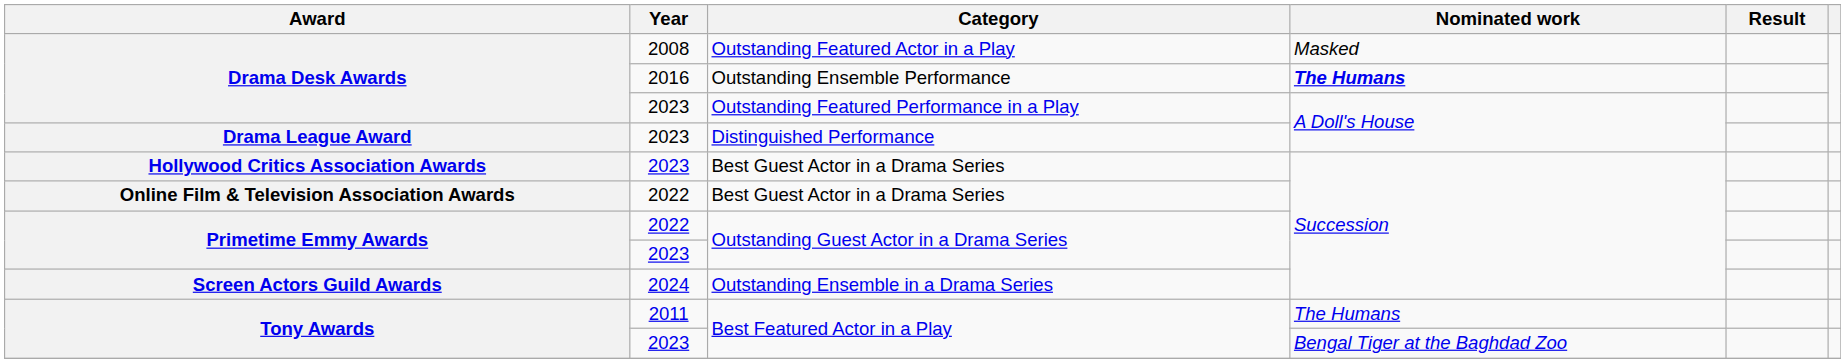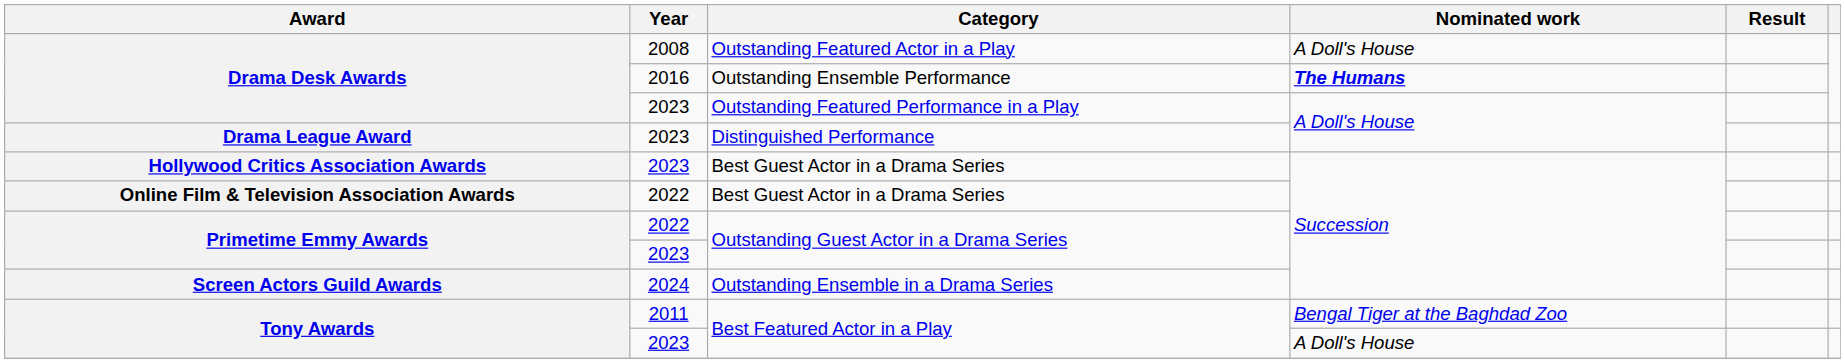(1326, 48) Masked -> (1354, 48) A Doll's House
(1347, 313) The Humans -> (1431, 313) Bengal Tiger at the Baghdad Zoo
(1431, 343) Bengal Tiger at the Baghdad Zoo -> (1354, 343) A Doll's House
